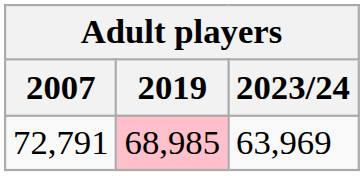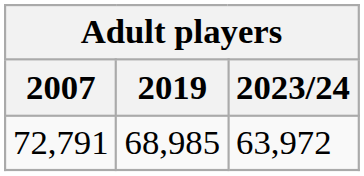(172, 142) pink background -> (172, 142) no background
(284, 142) 63,969 -> (284, 142) 63,972
